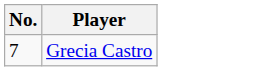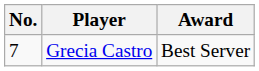+ column: (206, 19)
